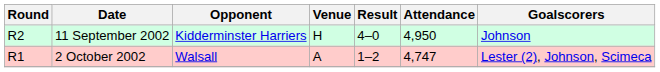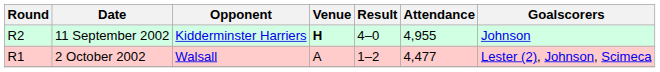(317, 35) normal -> (317, 35) bold
(420, 35) 4,950 -> (420, 35) 4,955
(420, 56) 4,747 -> (420, 56) 4,477
